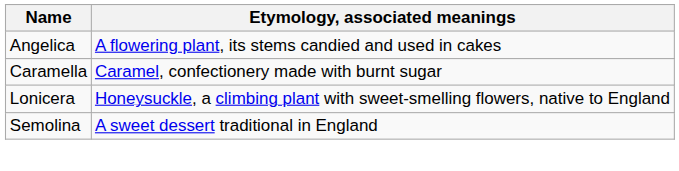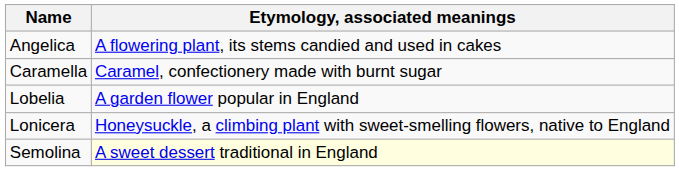+ row: (37, 98)
(236, 125) no background -> (236, 152) lightyellow background
